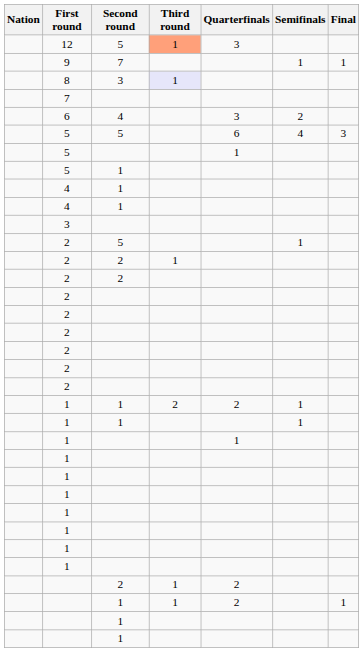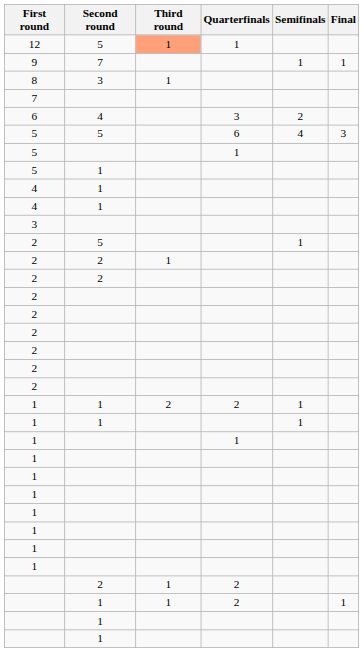- column: (23, 19)
(237, 44) 3 -> (237, 44) 1
(175, 80) lavender background -> (168, 80) no background
